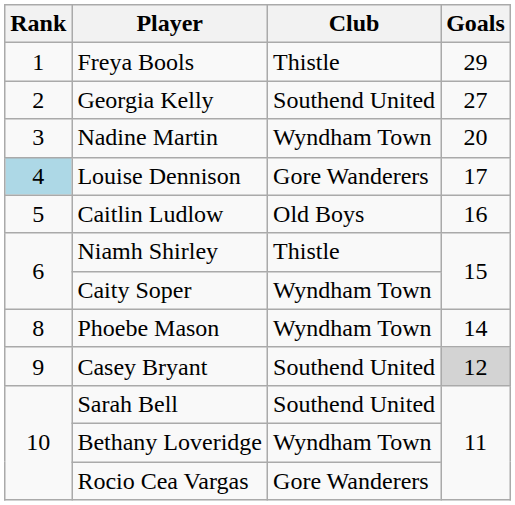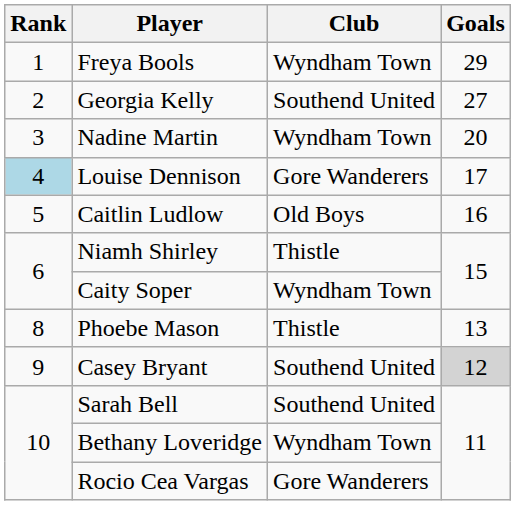(306, 61) Thistle -> (352, 61) Wyndham Town
(352, 328) Wyndham Town -> (306, 328) Thistle
(475, 328) 14 -> (475, 328) 13
